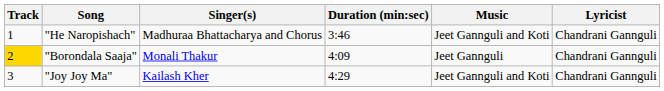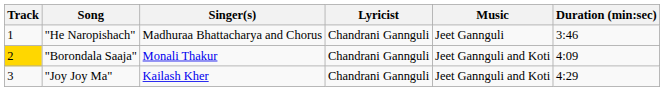columns swapped: (378, 14) <-> (606, 14)
(492, 35) Jeet Gannguli and Koti -> (469, 35) Jeet Gannguli
(469, 56) Jeet Gannguli -> (493, 56) Jeet Gannguli and Koti
